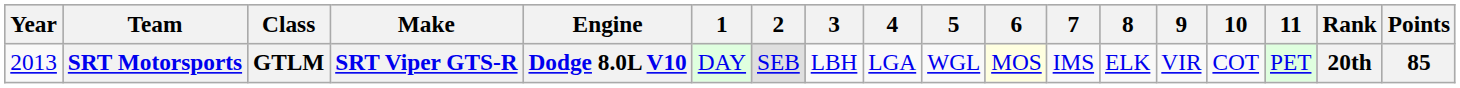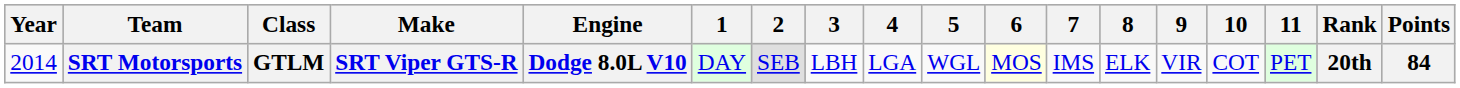(34, 62) 2013 -> (34, 62) 2014
(1419, 62) 85 -> (1419, 62) 84
